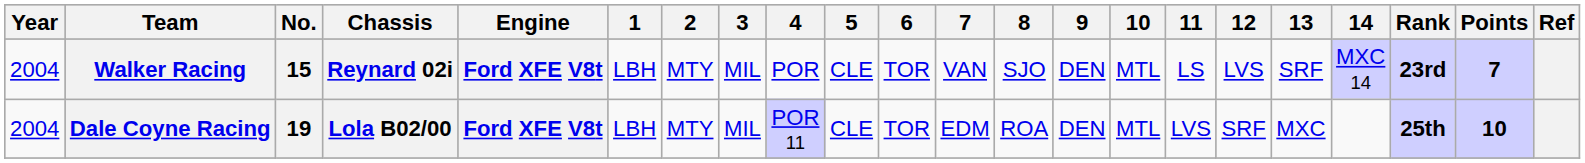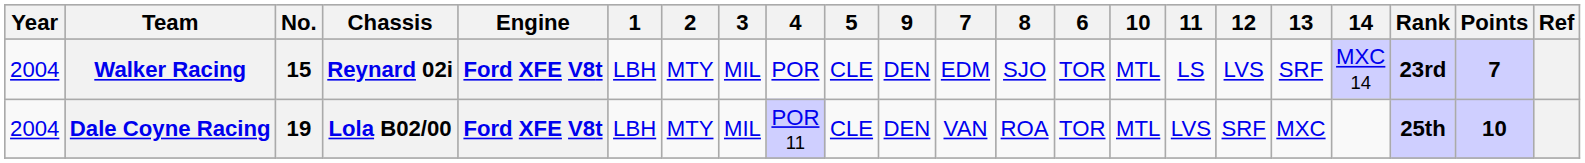columns swapped: (907, 22) <-> (1082, 22)
(965, 69) VAN -> (965, 69) EDM
(965, 128) EDM -> (965, 128) VAN
